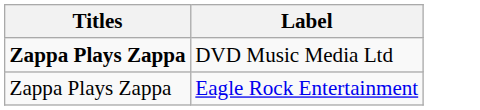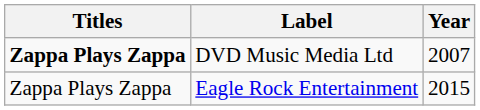+ column: (449, 21)
